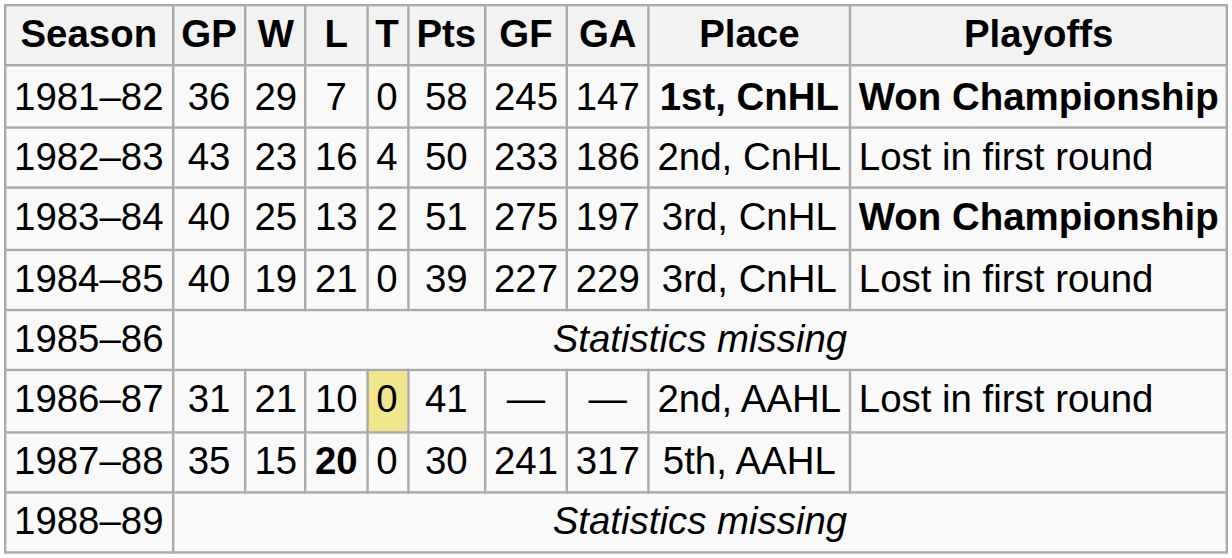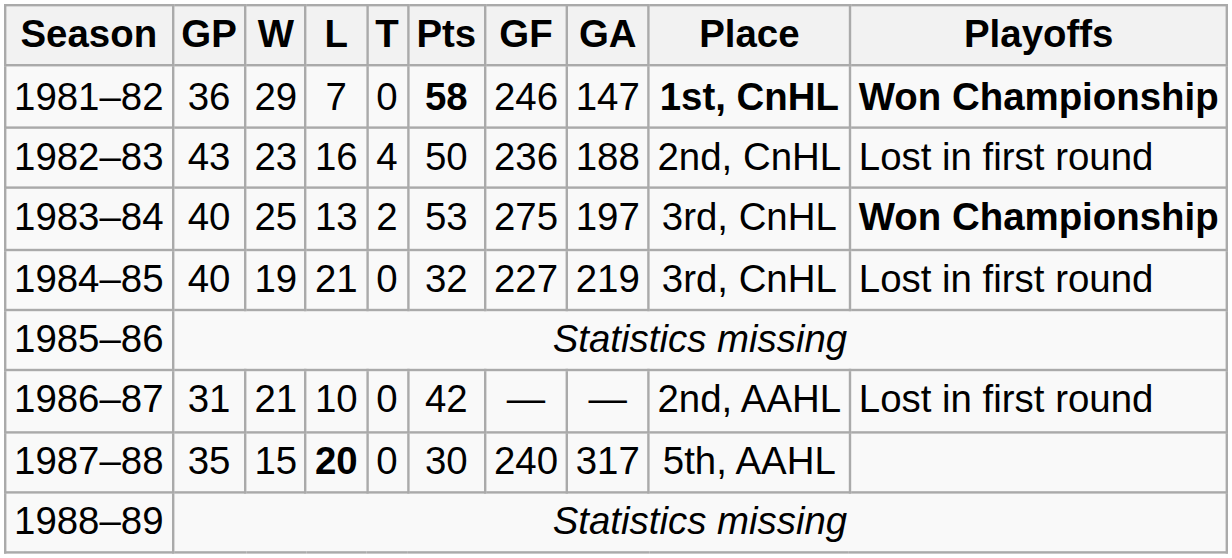(446, 95) normal -> (446, 95) bold
(526, 95) 245 -> (526, 95) 246
(526, 156) 233 -> (526, 156) 236
(608, 156) 186 -> (608, 156) 188
(446, 217) 51 -> (446, 217) 53
(446, 278) 39 -> (446, 278) 32
(608, 278) 229 -> (608, 278) 219
(387, 400) khaki background -> (387, 400) no background
(446, 400) 41 -> (446, 400) 42
(526, 461) 241 -> (526, 461) 240
